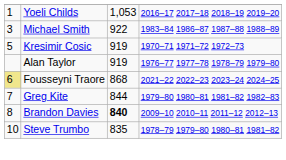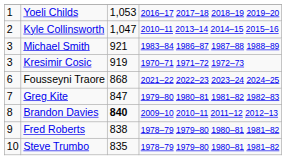+ row: (64, 29)
(119, 29) 922 -> (119, 46) 921
(10, 46) 5 -> (10, 63) 3
- row: (49, 63)
(10, 79) khaki background -> (10, 79) no background
(119, 96) 844 -> (119, 96) 847
+ row: (54, 130)
